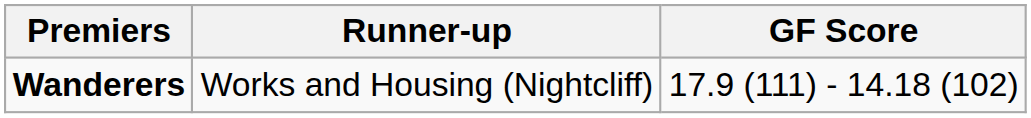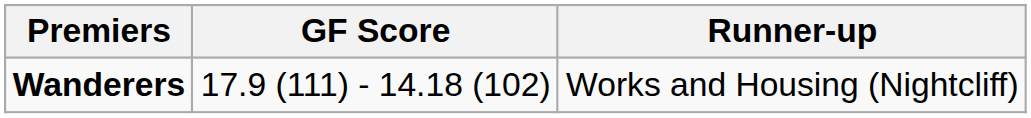columns swapped: (844, 31) <-> (427, 31)
